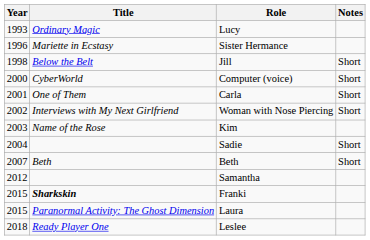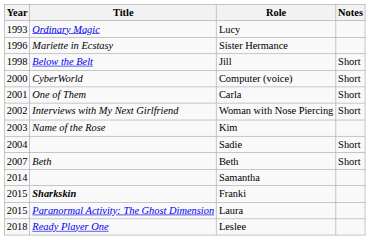(17, 177) 2012 -> (17, 177) 2014
